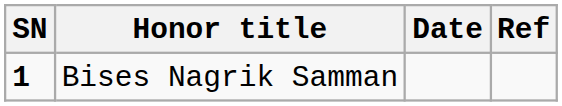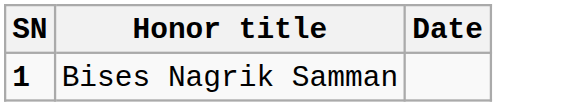- column: (524, 29)
